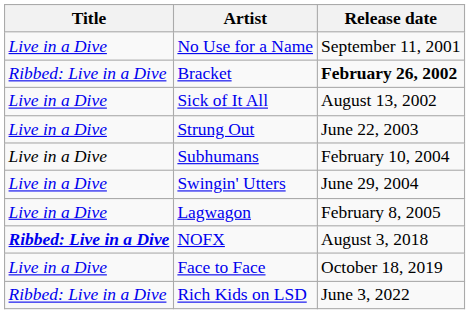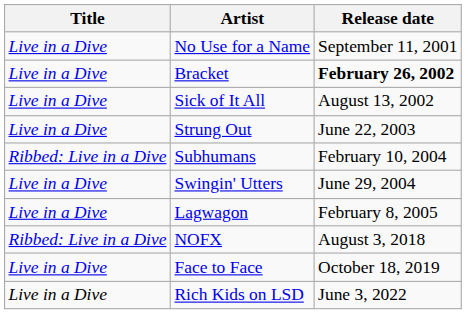(88, 73) Ribbed: Live in a Dive -> (58, 73) Live in a Dive
(58, 156) Live in a Dive -> (88, 156) Ribbed: Live in a Dive
(89, 239) bold -> (88, 239) normal
(88, 294) Ribbed: Live in a Dive -> (58, 294) Live in a Dive
